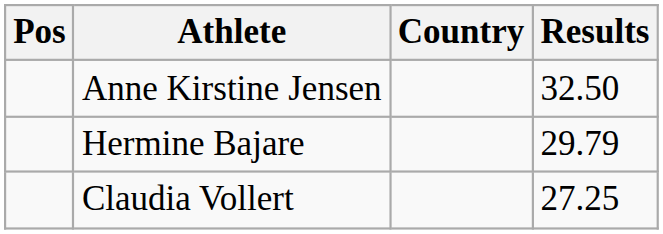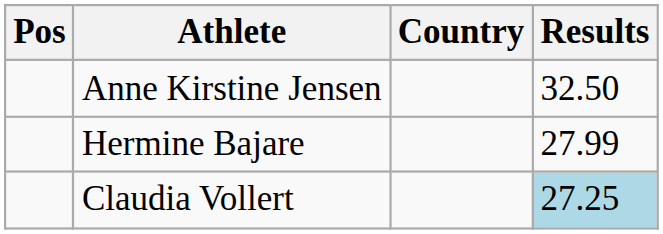(580, 143) 29.79 -> (580, 143) 27.99
(580, 198) no background -> (580, 198) lightblue background
